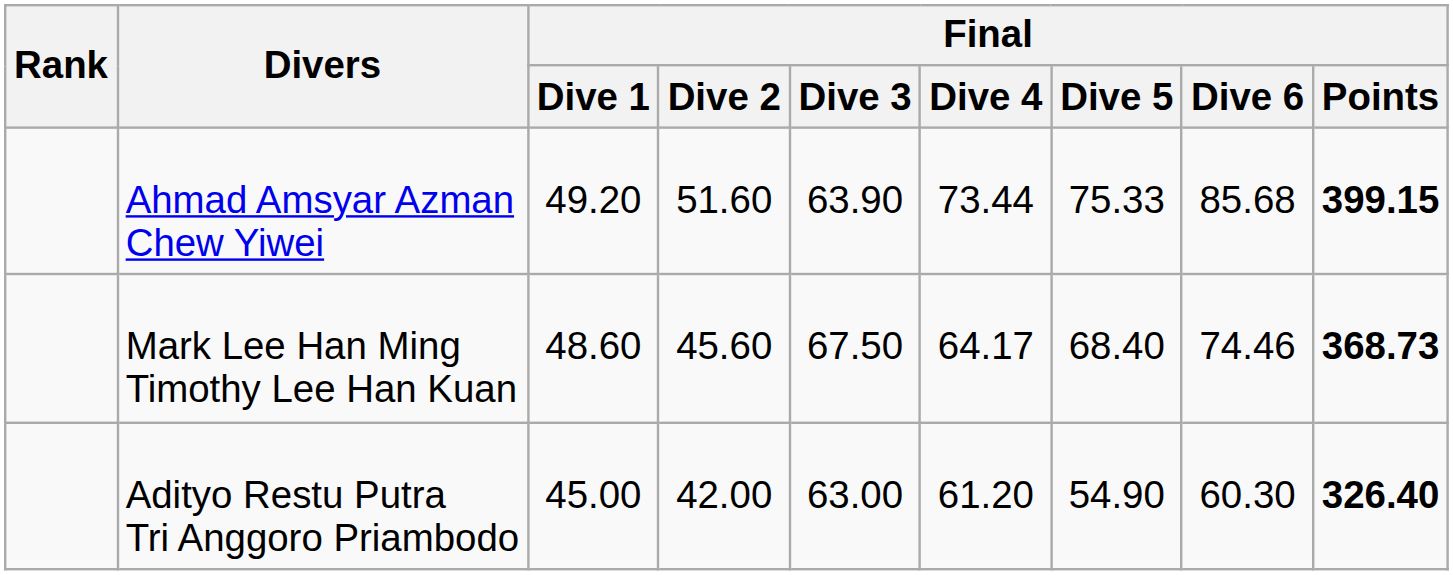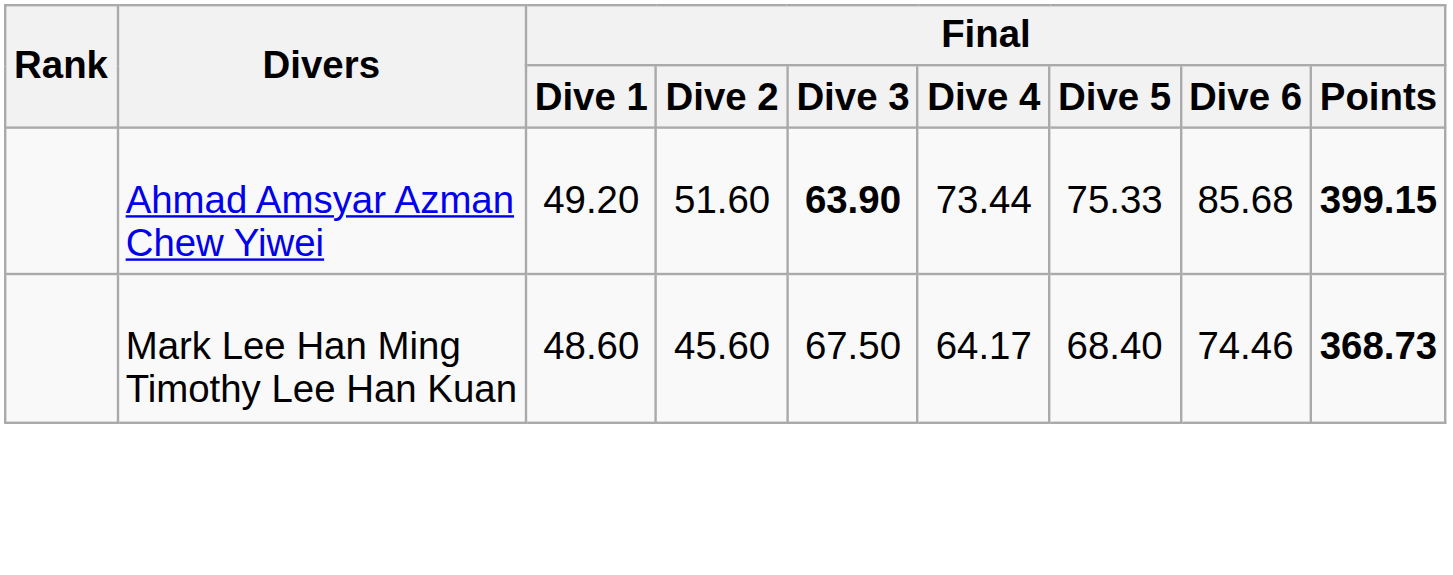(855, 199) normal -> (853, 199) bold
- row: (322, 516)
